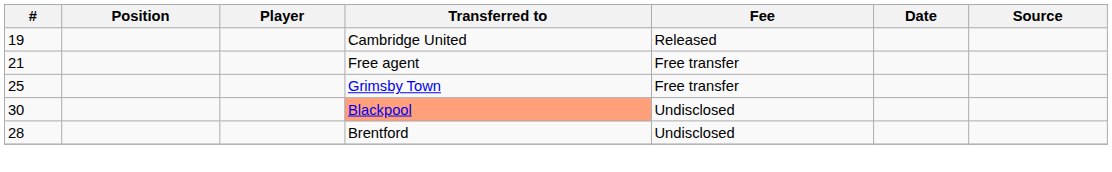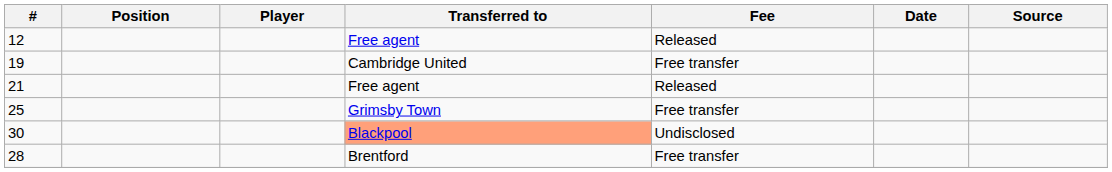+ row: (16, 40)
(686, 40) Released -> (697, 63) Free transfer
(697, 63) Free transfer -> (686, 86) Released
(695, 133) Undisclosed -> (697, 156) Free transfer
